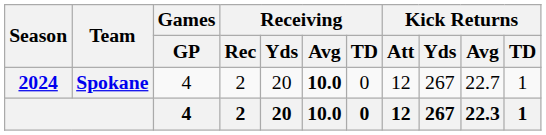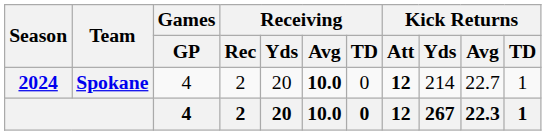(401, 82) normal -> (401, 82) bold
(440, 82) 267 -> (440, 82) 214
